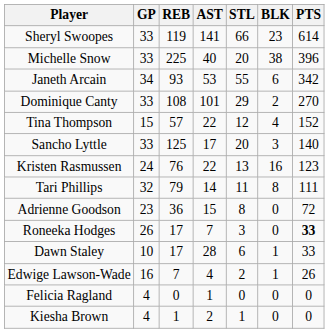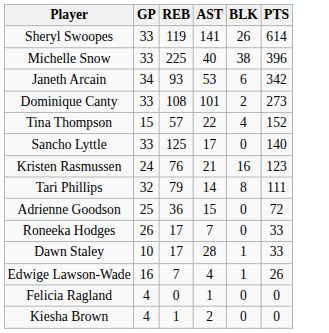- column: (242, 15)
(275, 36) 23 -> (243, 36) 26
(309, 101) 270 -> (277, 101) 273
(275, 144) 3 -> (243, 144) 0
(210, 166) 22 -> (210, 166) 21
(146, 209) 23 -> (146, 209) 25
(309, 230) bold -> (277, 230) normal
